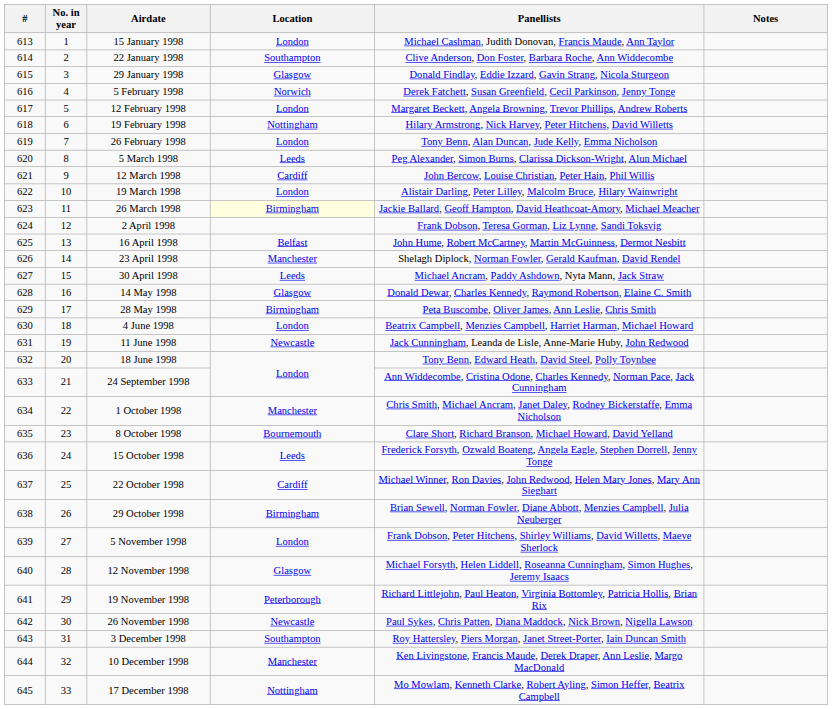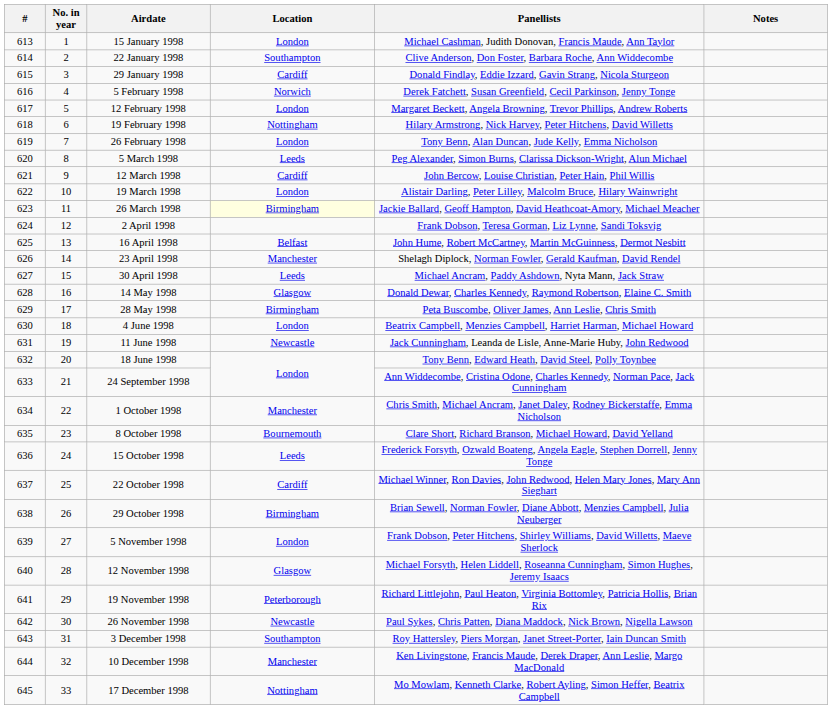(292, 74) Glasgow -> (292, 74) Cardiff
